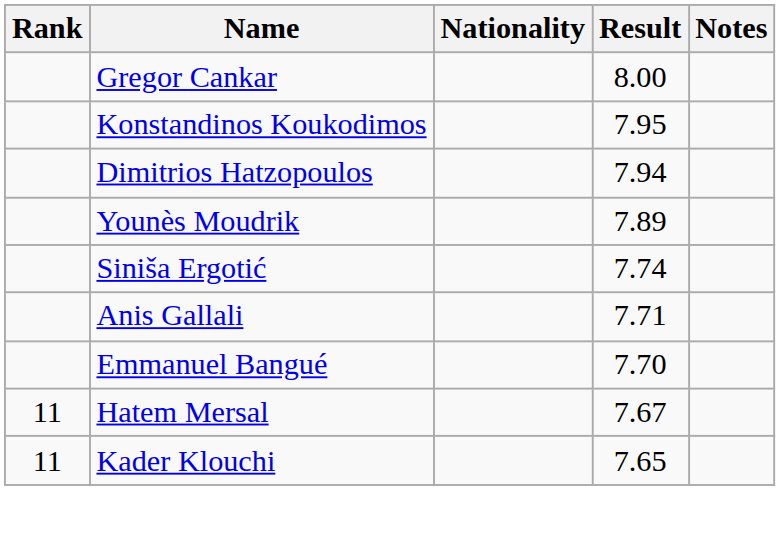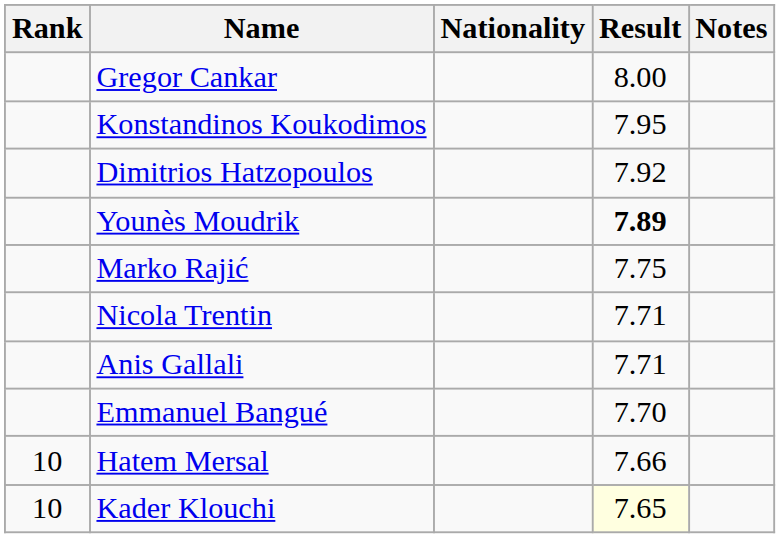(640, 172) 7.94 -> (640, 172) 7.92
(640, 220) normal -> (640, 220) bold
+ row: (172, 268)
- row: (181, 268)
+ row: (184, 316)
(47, 412) 11 -> (47, 460) 10
(640, 412) 7.67 -> (640, 460) 7.66
(47, 460) 11 -> (47, 508) 10
(640, 460) no background -> (640, 508) lightyellow background
